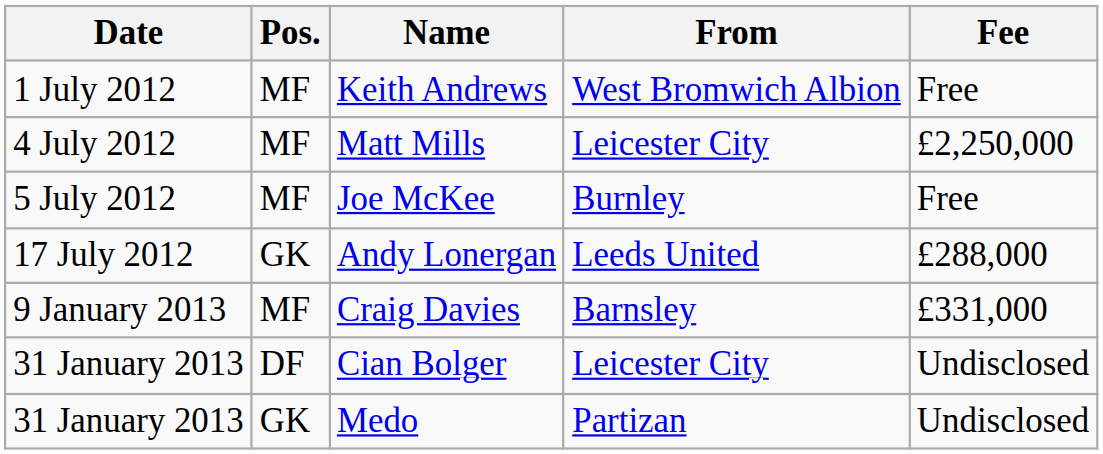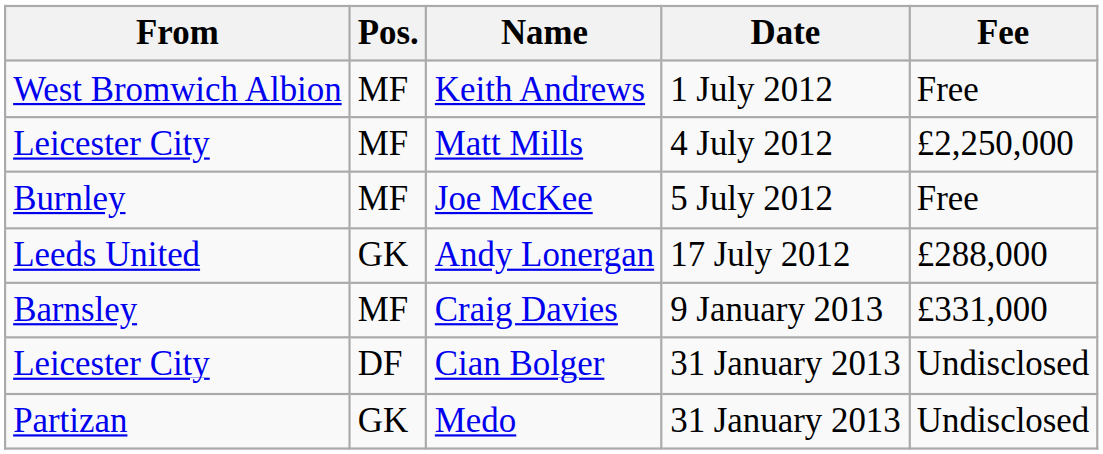columns swapped: (128, 33) <-> (736, 33)
